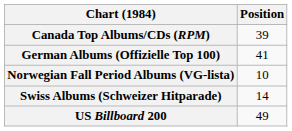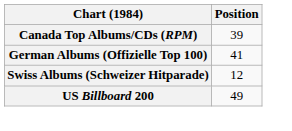- row: (121, 75)
(262, 95) 14 -> (237, 75) 12
